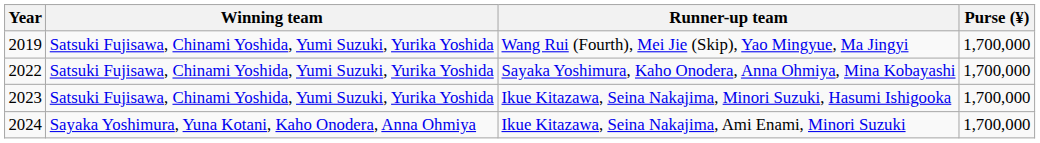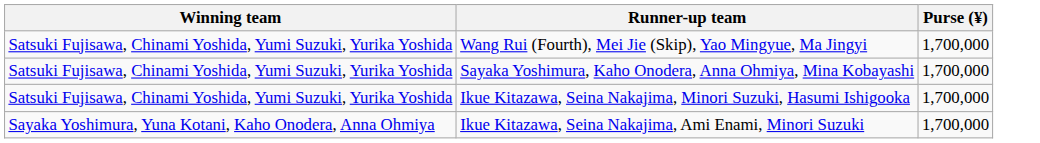- column: (25, 17)
